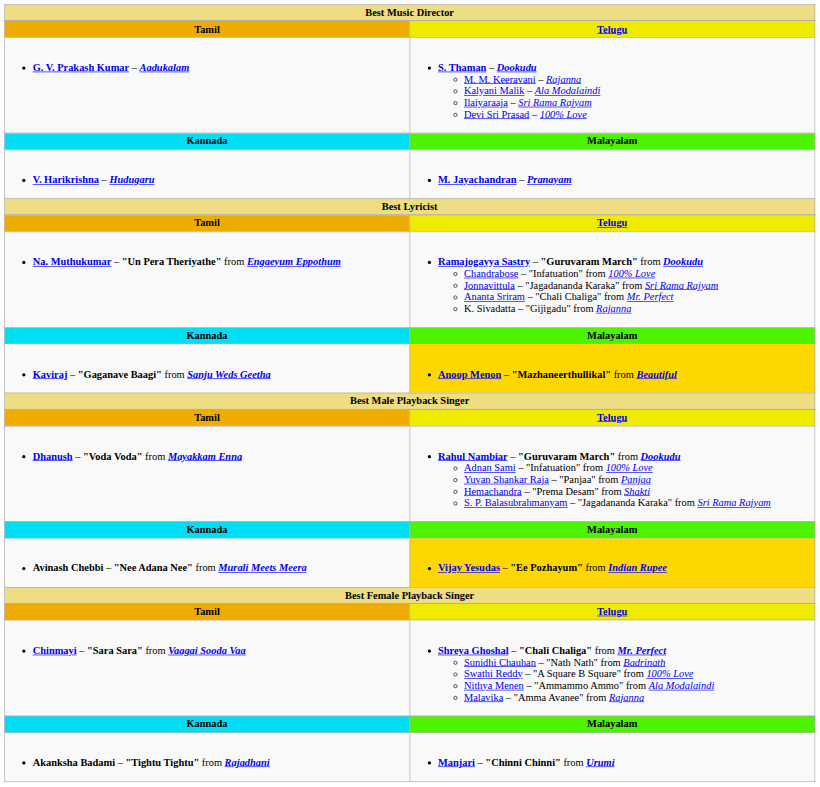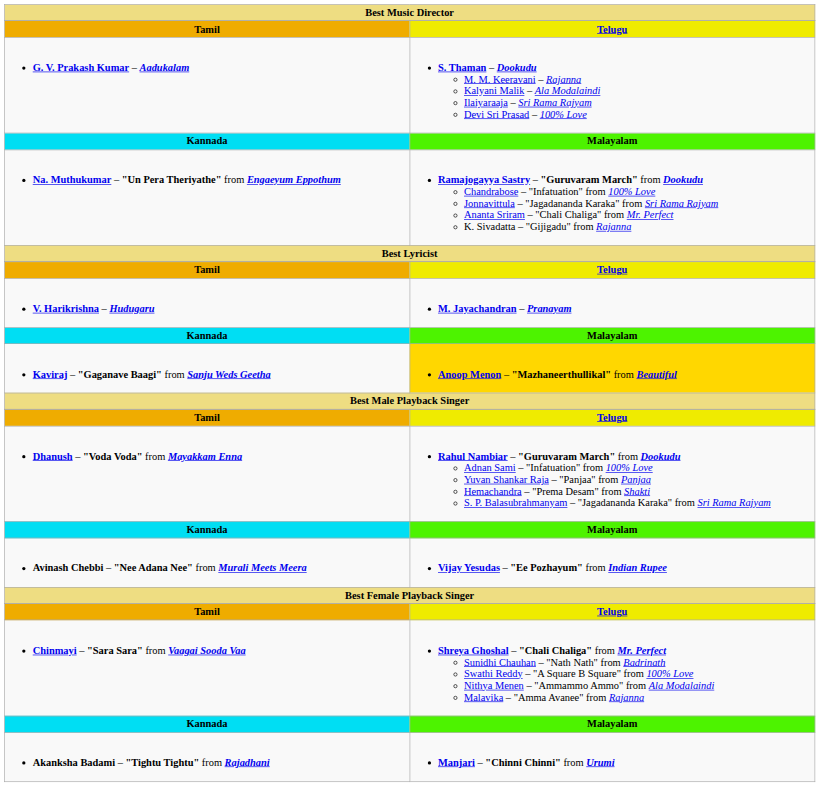rows swapped: (207, 180) <-> (207, 262)
(612, 568) gold background -> (612, 568) no background
